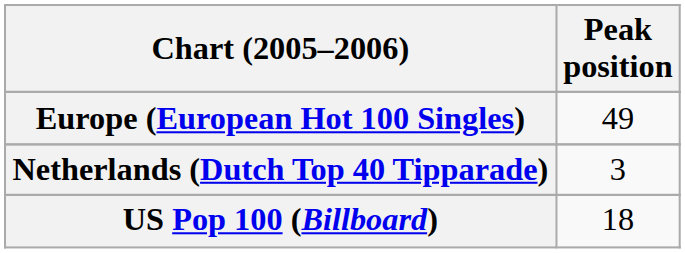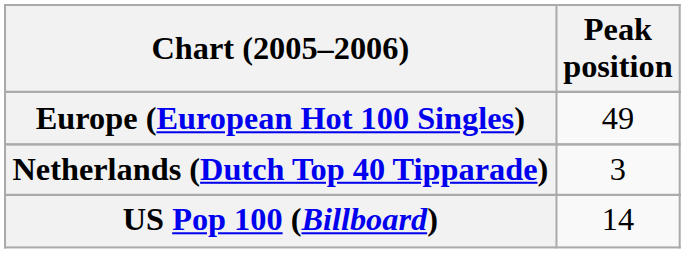(618, 220) 18 -> (618, 220) 14
